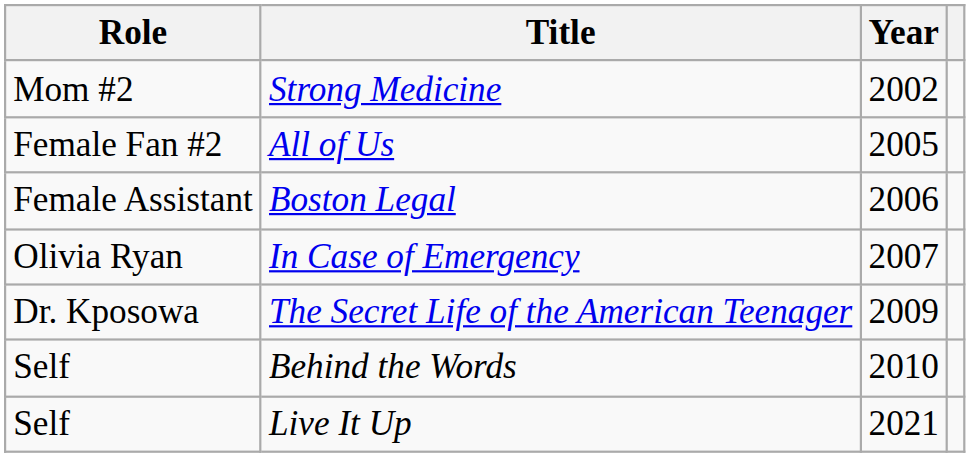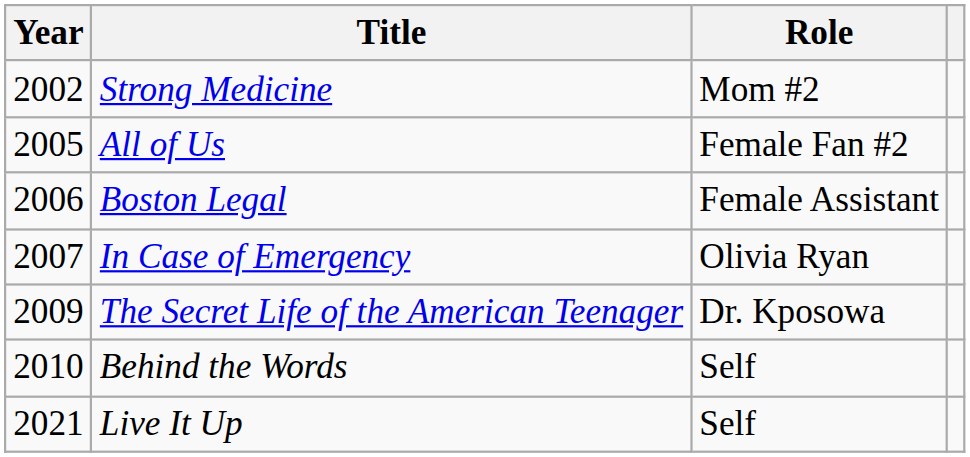columns swapped: (904, 32) <-> (133, 32)
